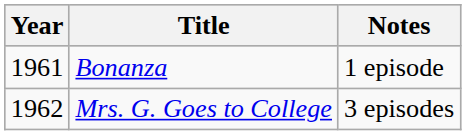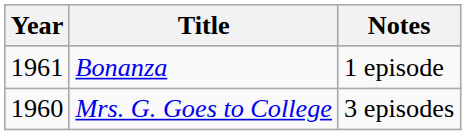(37, 108) 1962 -> (37, 108) 1960
